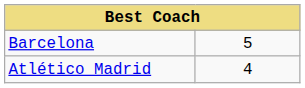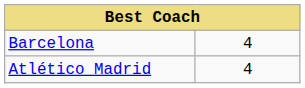(248, 43) 5 -> (248, 43) 4
